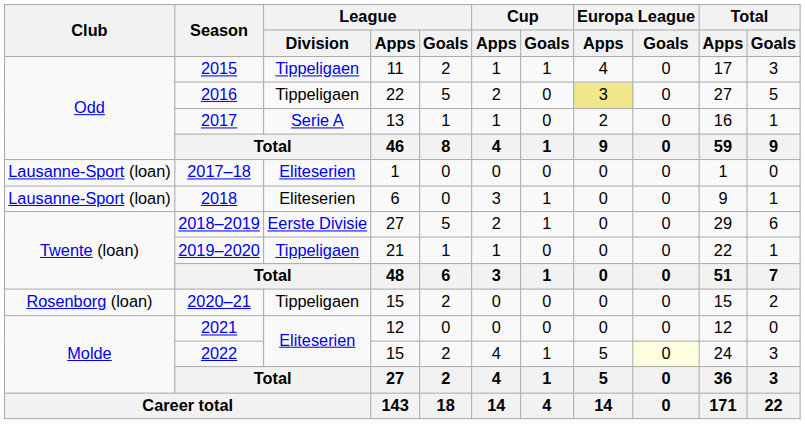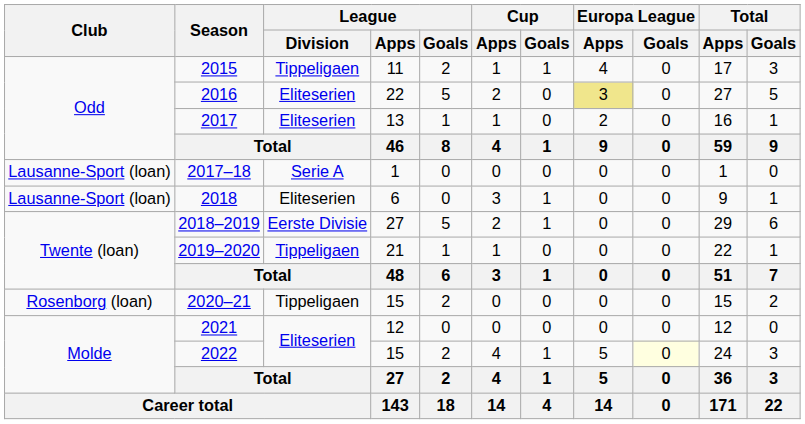(317, 95) Tippeligaen -> (317, 95) Eliteserien
(317, 120) Serie A -> (317, 120) Eliteserien
(317, 172) Eliteserien -> (317, 172) Serie A
